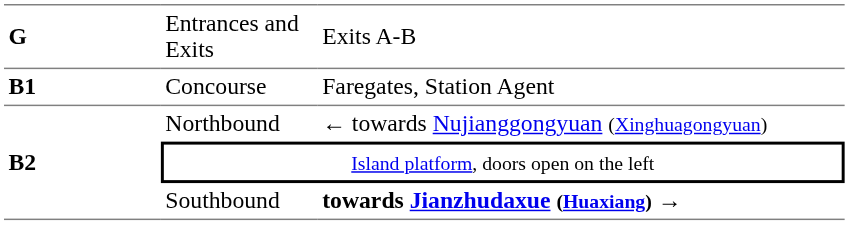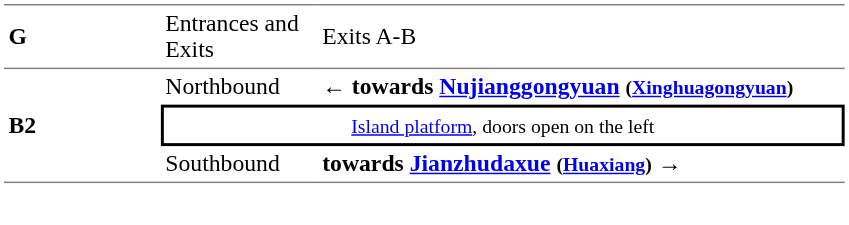- row: (216, 86)
(545, 123) normal -> (558, 86) bold
